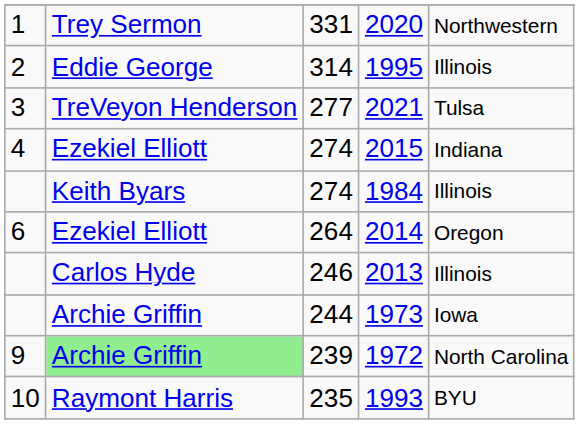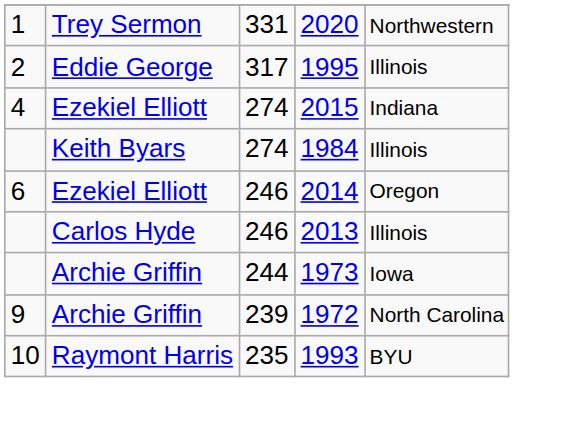(331, 66) 314 -> (267, 66) 317
- row: (394, 107)
(331, 231) 264 -> (267, 190) 246
(127, 356) lightgreen background -> (127, 314) no background
